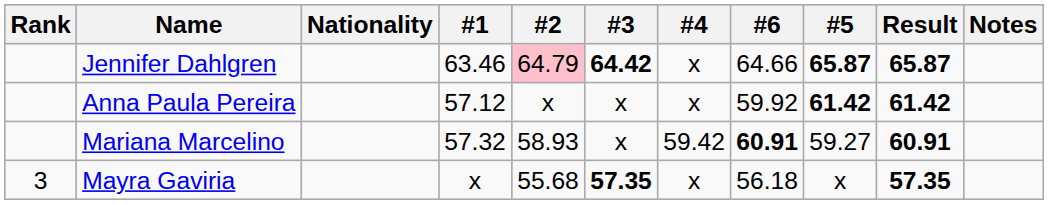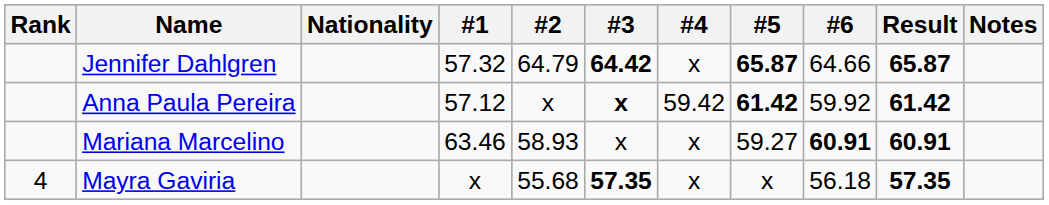columns swapped: (840, 24) <-> (767, 24)
(475, 63) 63.46 -> (475, 63) 57.32
(548, 63) pink background -> (548, 63) no background
(621, 102) normal -> (621, 102) bold
(694, 102) x -> (694, 102) 59.42
(475, 141) 57.32 -> (475, 141) 63.46
(694, 141) 59.42 -> (694, 141) x
(41, 180) 3 -> (41, 180) 4
